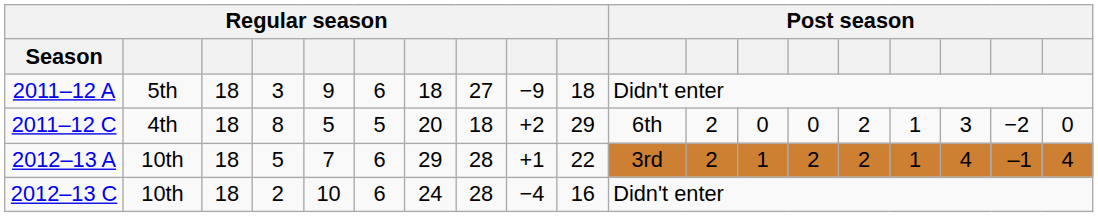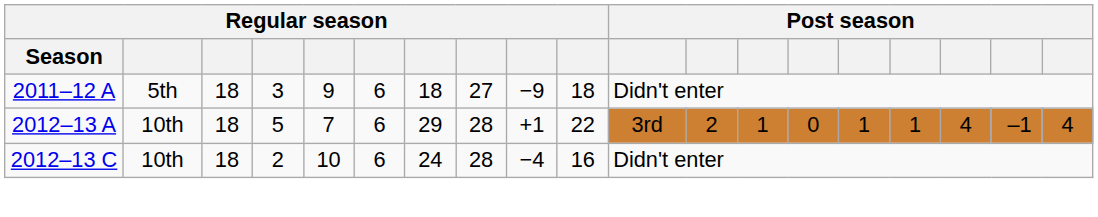- row: (64, 125)
(813, 159) 2 -> (813, 125) 0
(864, 159) 2 -> (864, 125) 1
